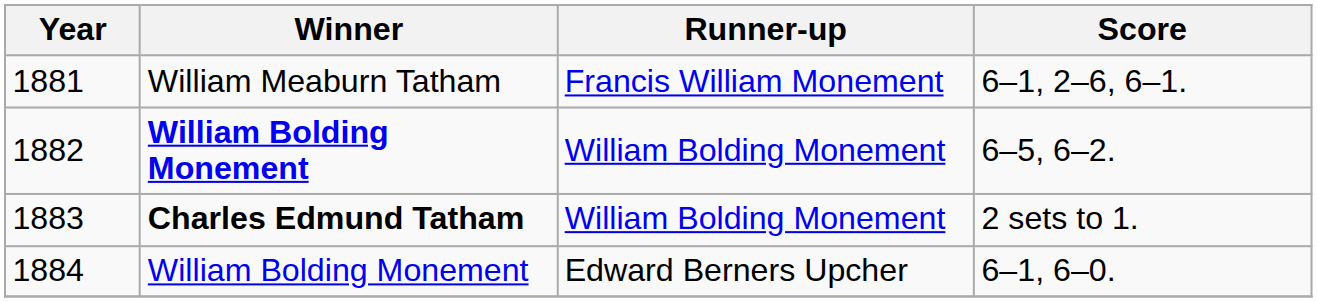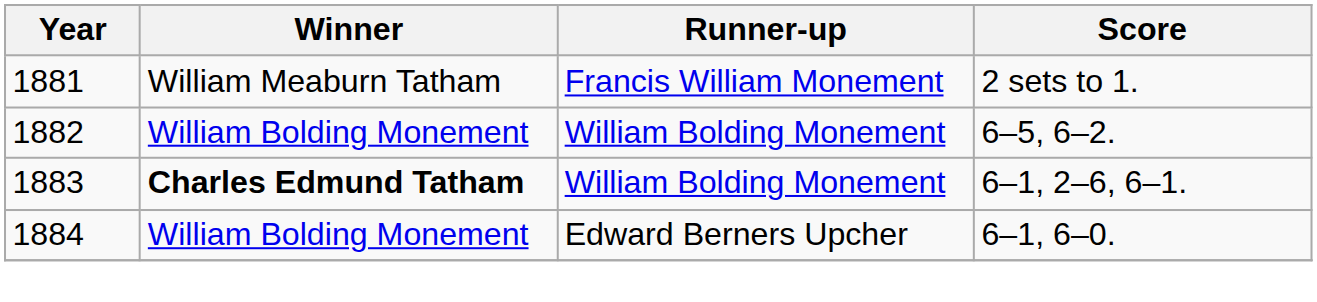(1084, 81) 6–1, 2–6, 6–1. -> (1060, 81) 2 sets to 1.
(268, 150) bold -> (338, 132) normal
(1060, 219) 2 sets to 1. -> (1084, 183) 6–1, 2–6, 6–1.
